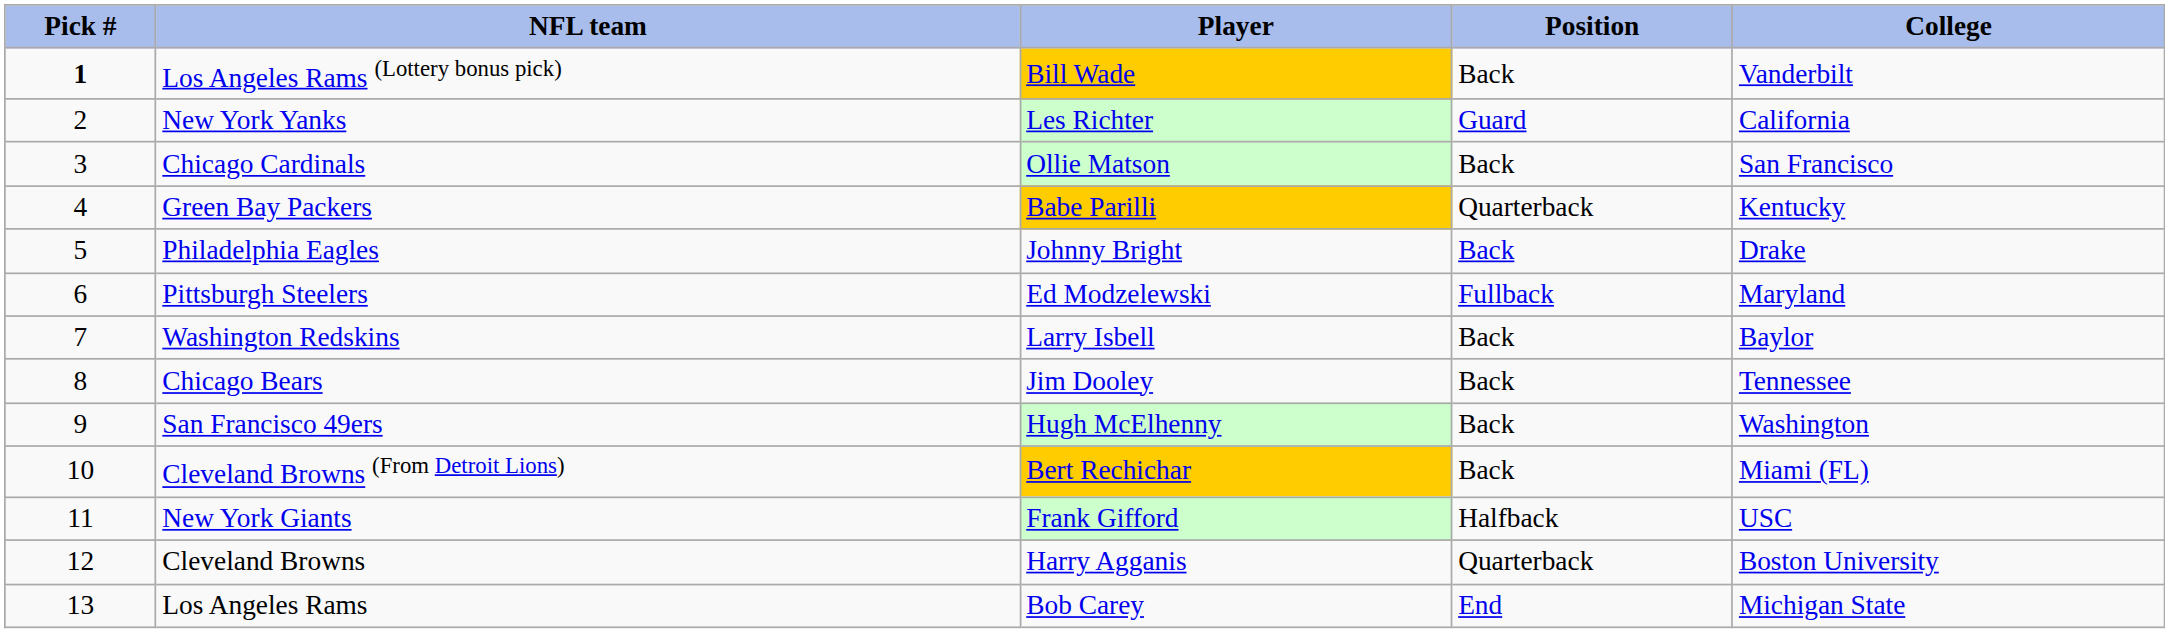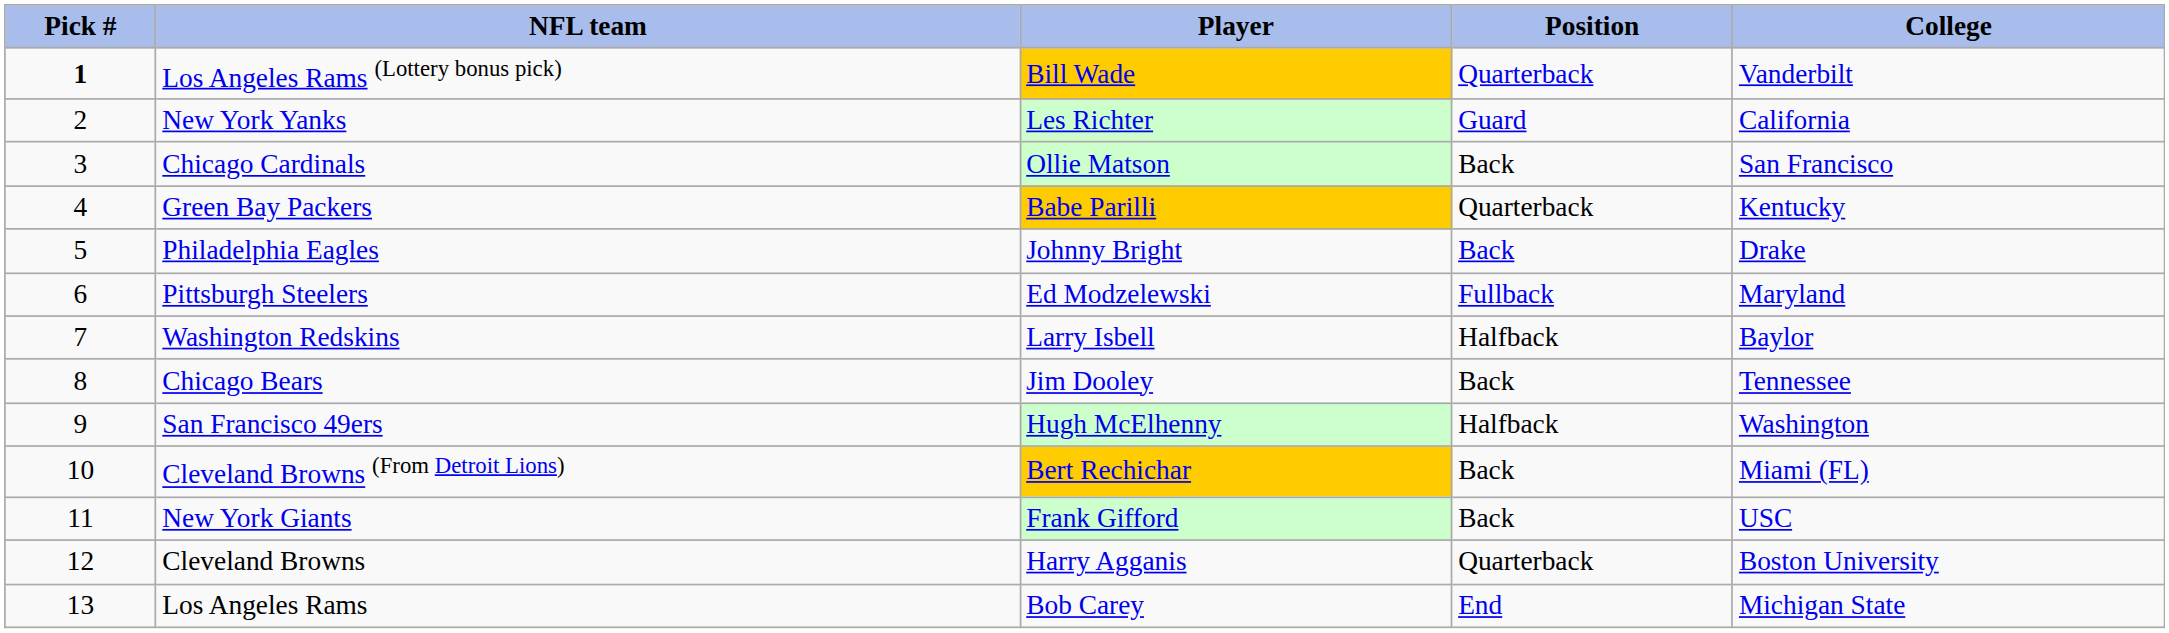(1486, 73) Back -> (1526, 73) Quarterback
(1486, 337) Back -> (1508, 337) Halfback
(1486, 424) Back -> (1508, 424) Halfback
(1508, 518) Halfback -> (1486, 518) Back
